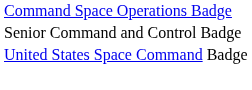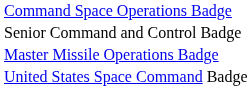+ row: (111, 54)
